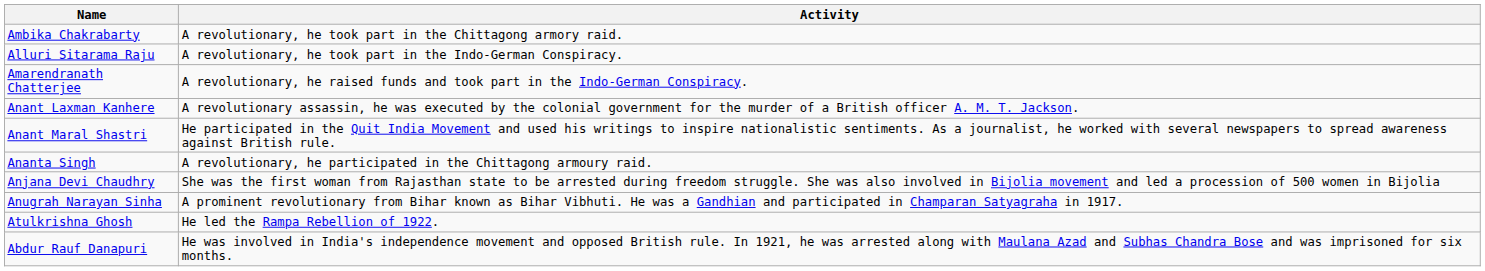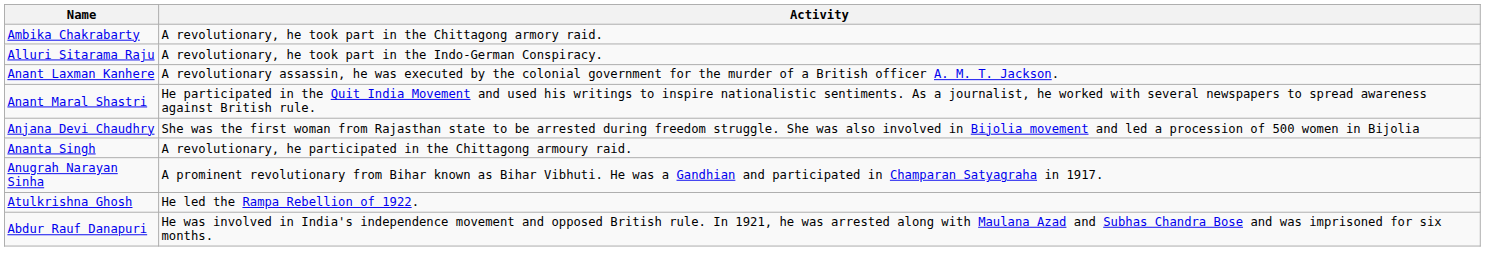- row: (55, 81)
rows swapped: (52, 162) <-> (81, 182)
